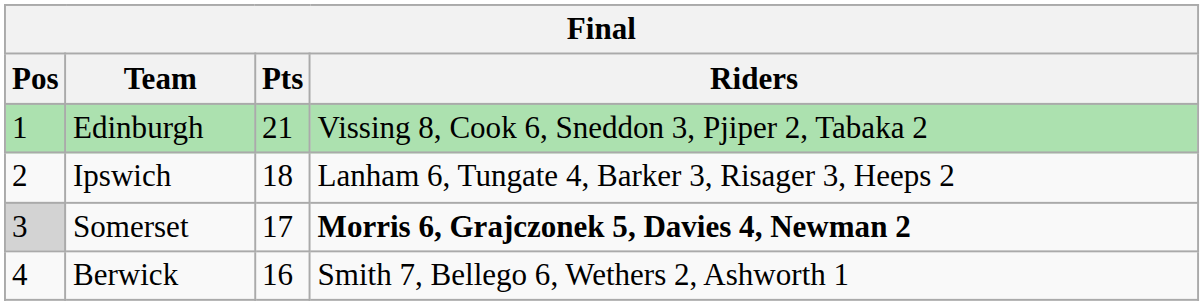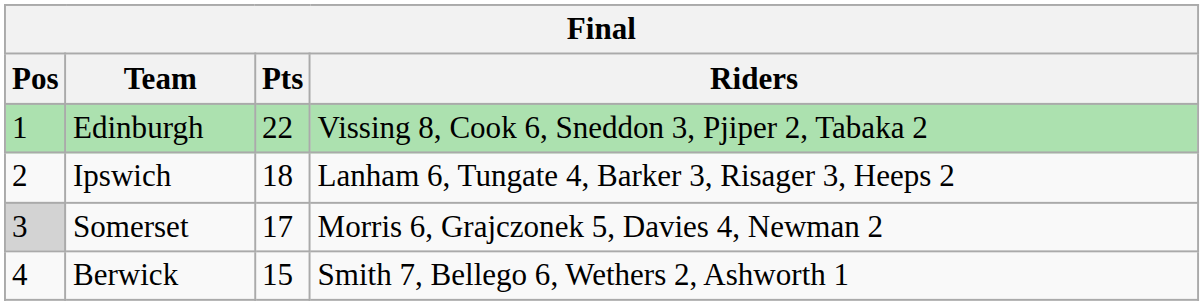(277, 127) 21 -> (277, 127) 22
(614, 226) bold -> (600, 226) normal
(277, 275) 16 -> (277, 275) 15
